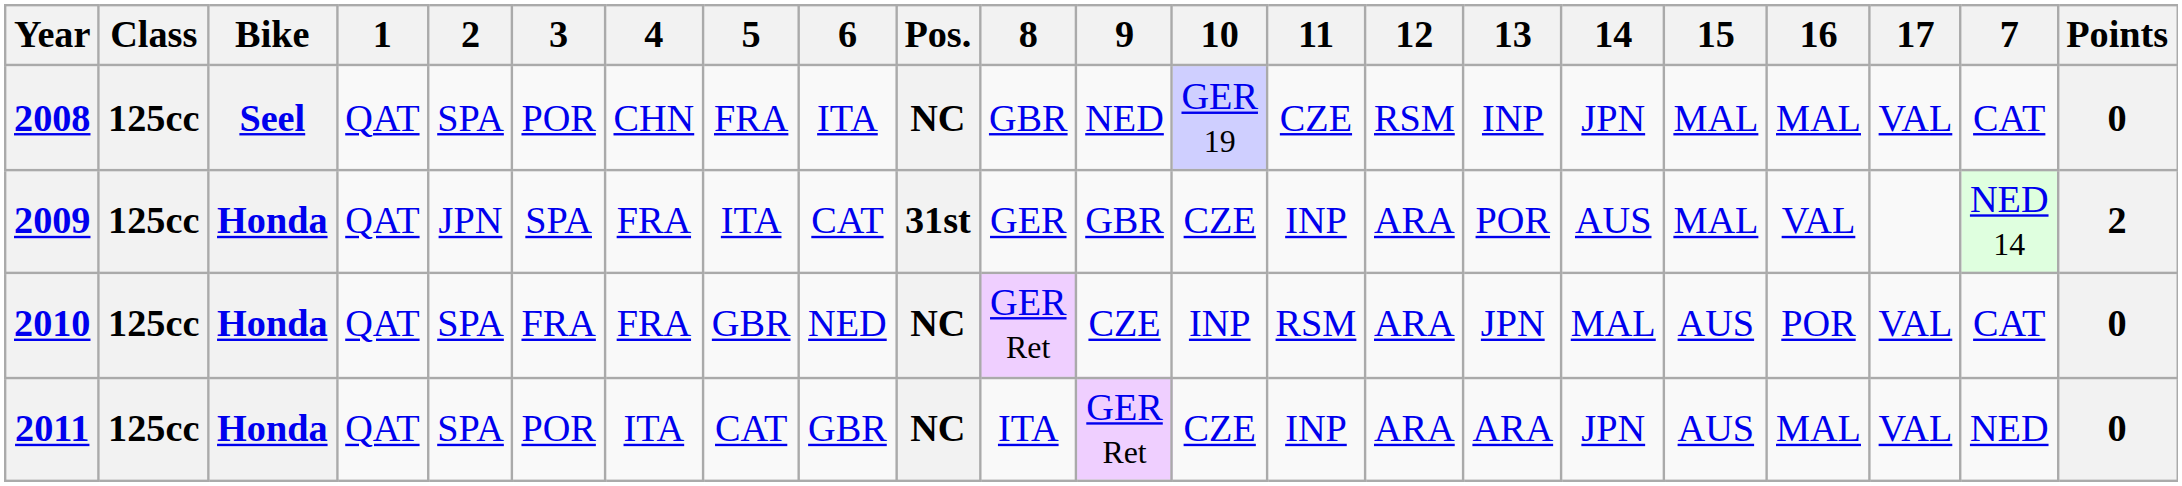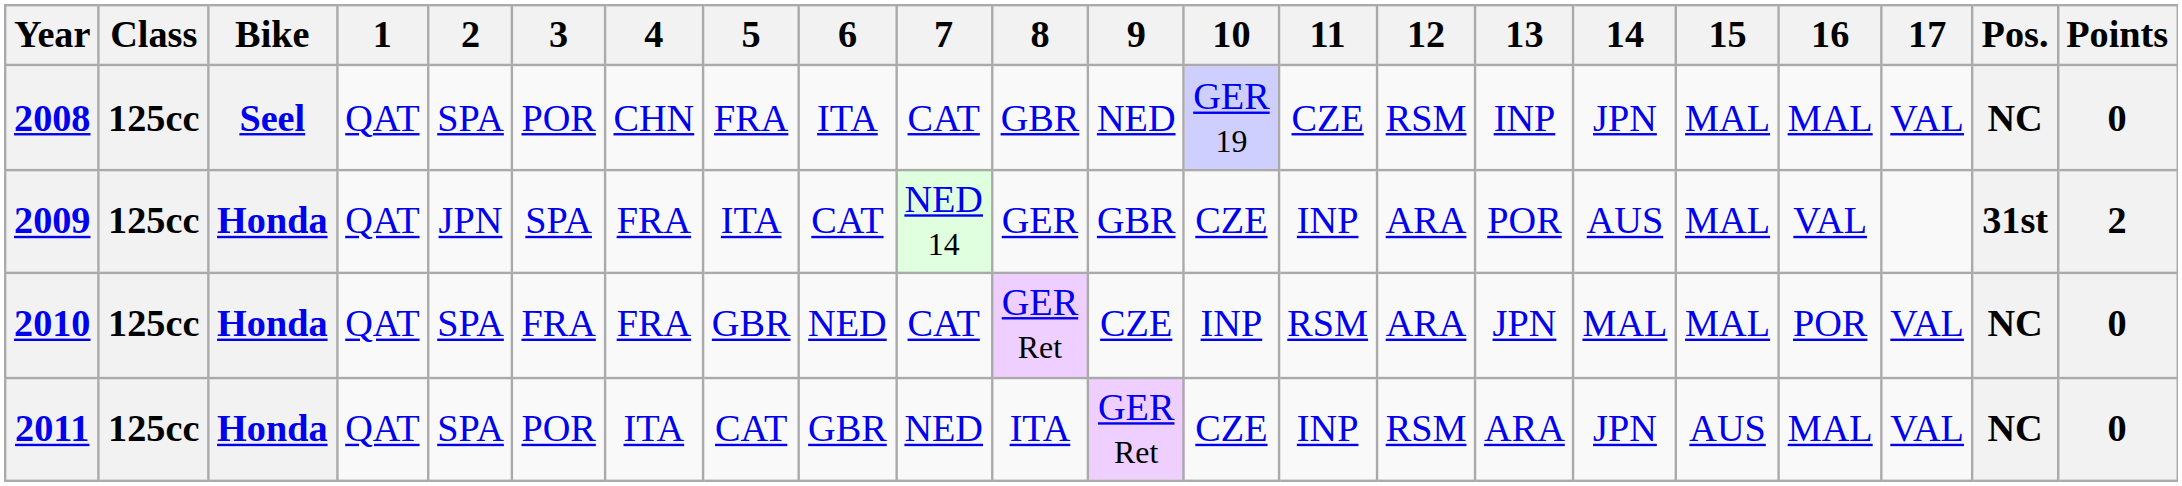columns swapped: (2009, 34) <-> (938, 34)
(1716, 324) AUS -> (1728, 324) MAL
(1414, 427) ARA -> (1426, 427) RSM
